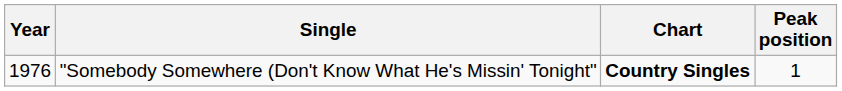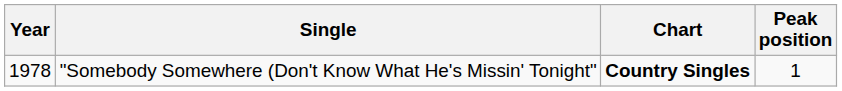(30, 70) 1976 -> (30, 70) 1978
